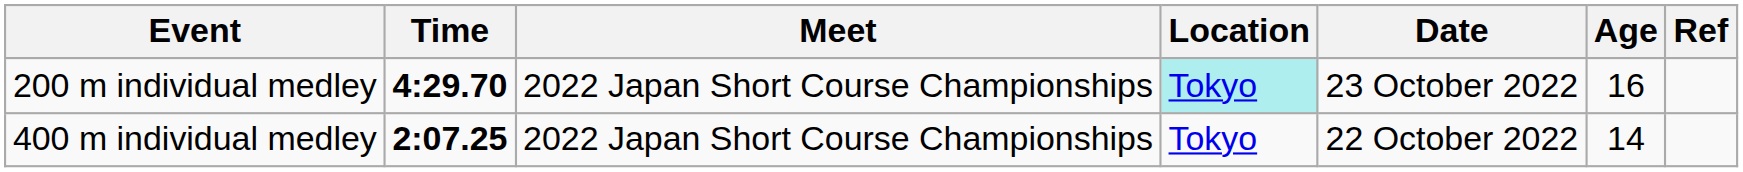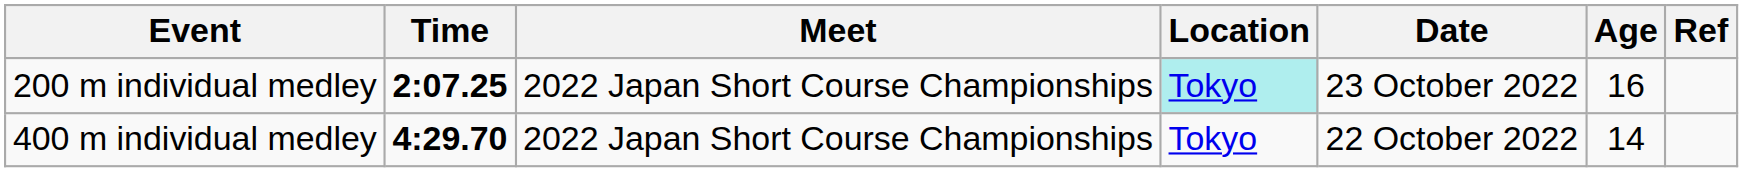(450, 85) 4:29.70 -> (450, 85) 2:07.25
(450, 138) 2:07.25 -> (450, 138) 4:29.70
